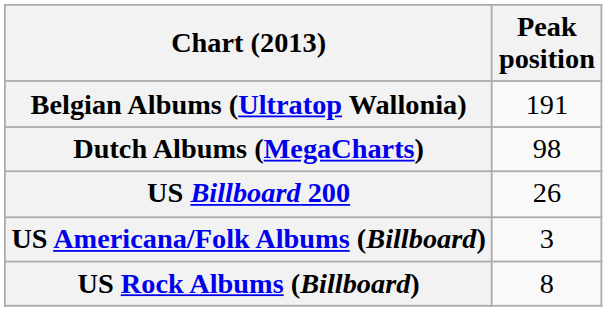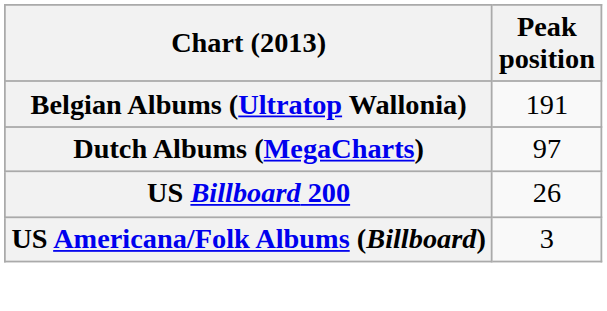(547, 148) 98 -> (547, 148) 97
- row: (249, 283)
